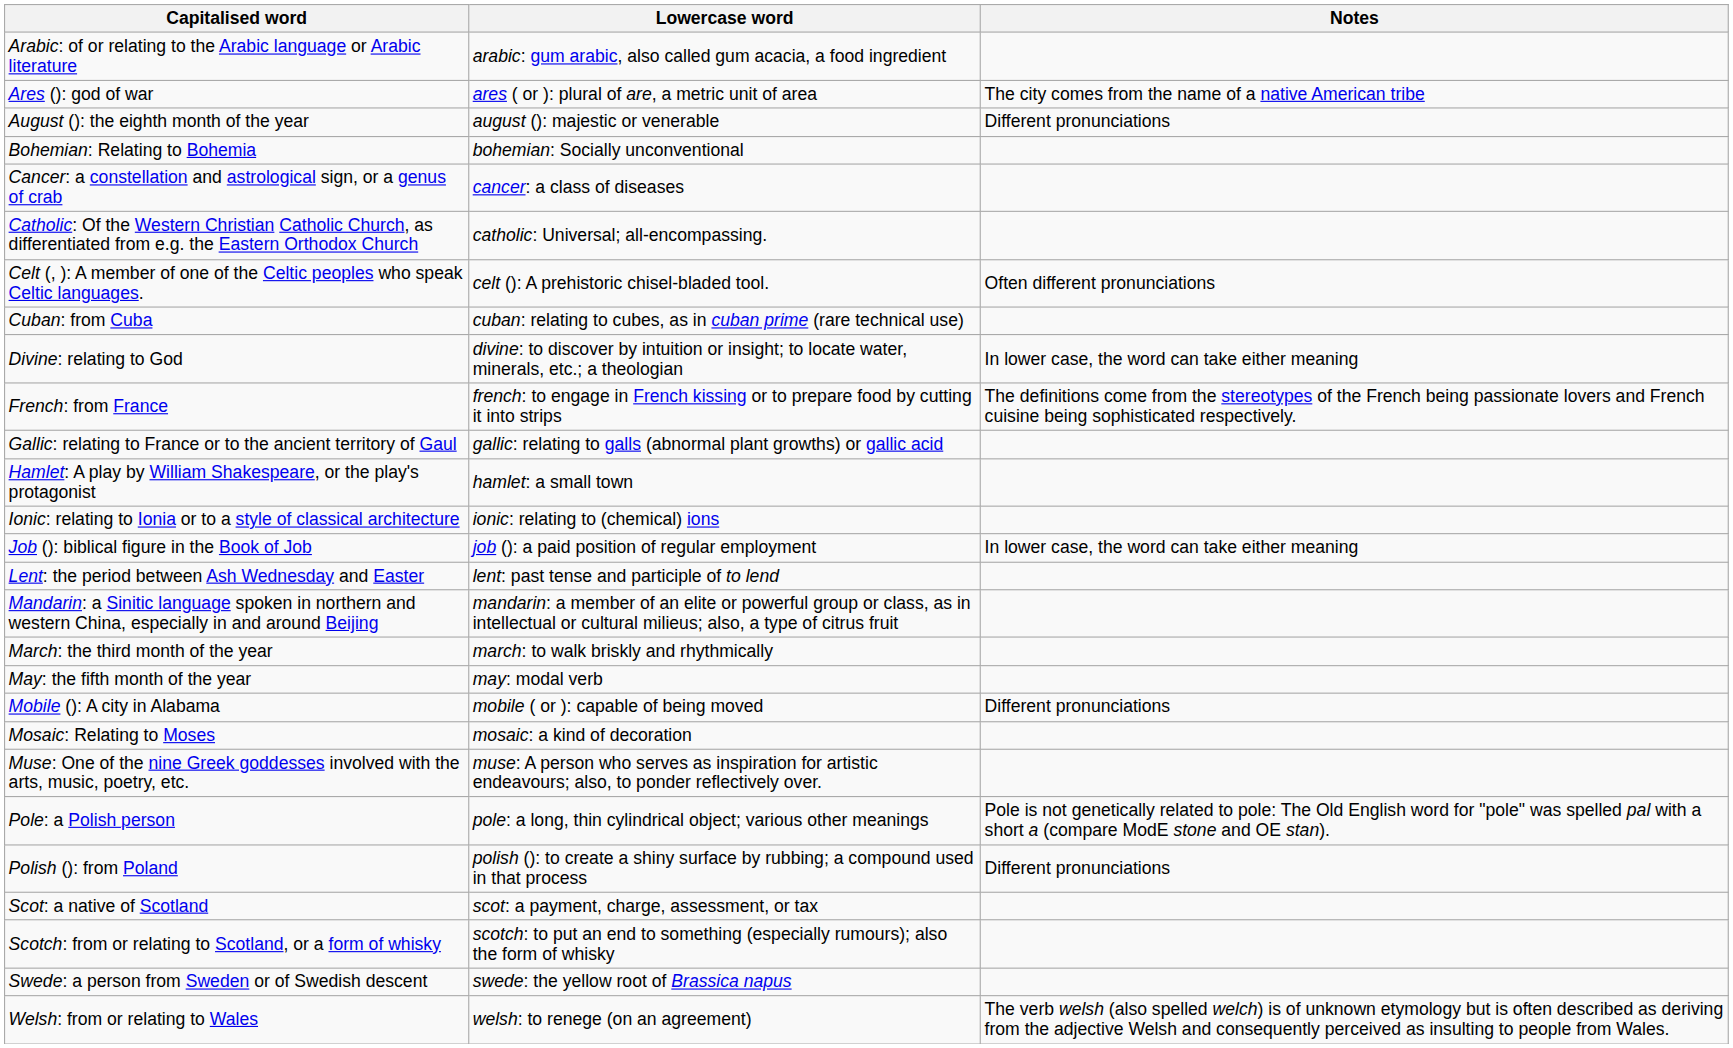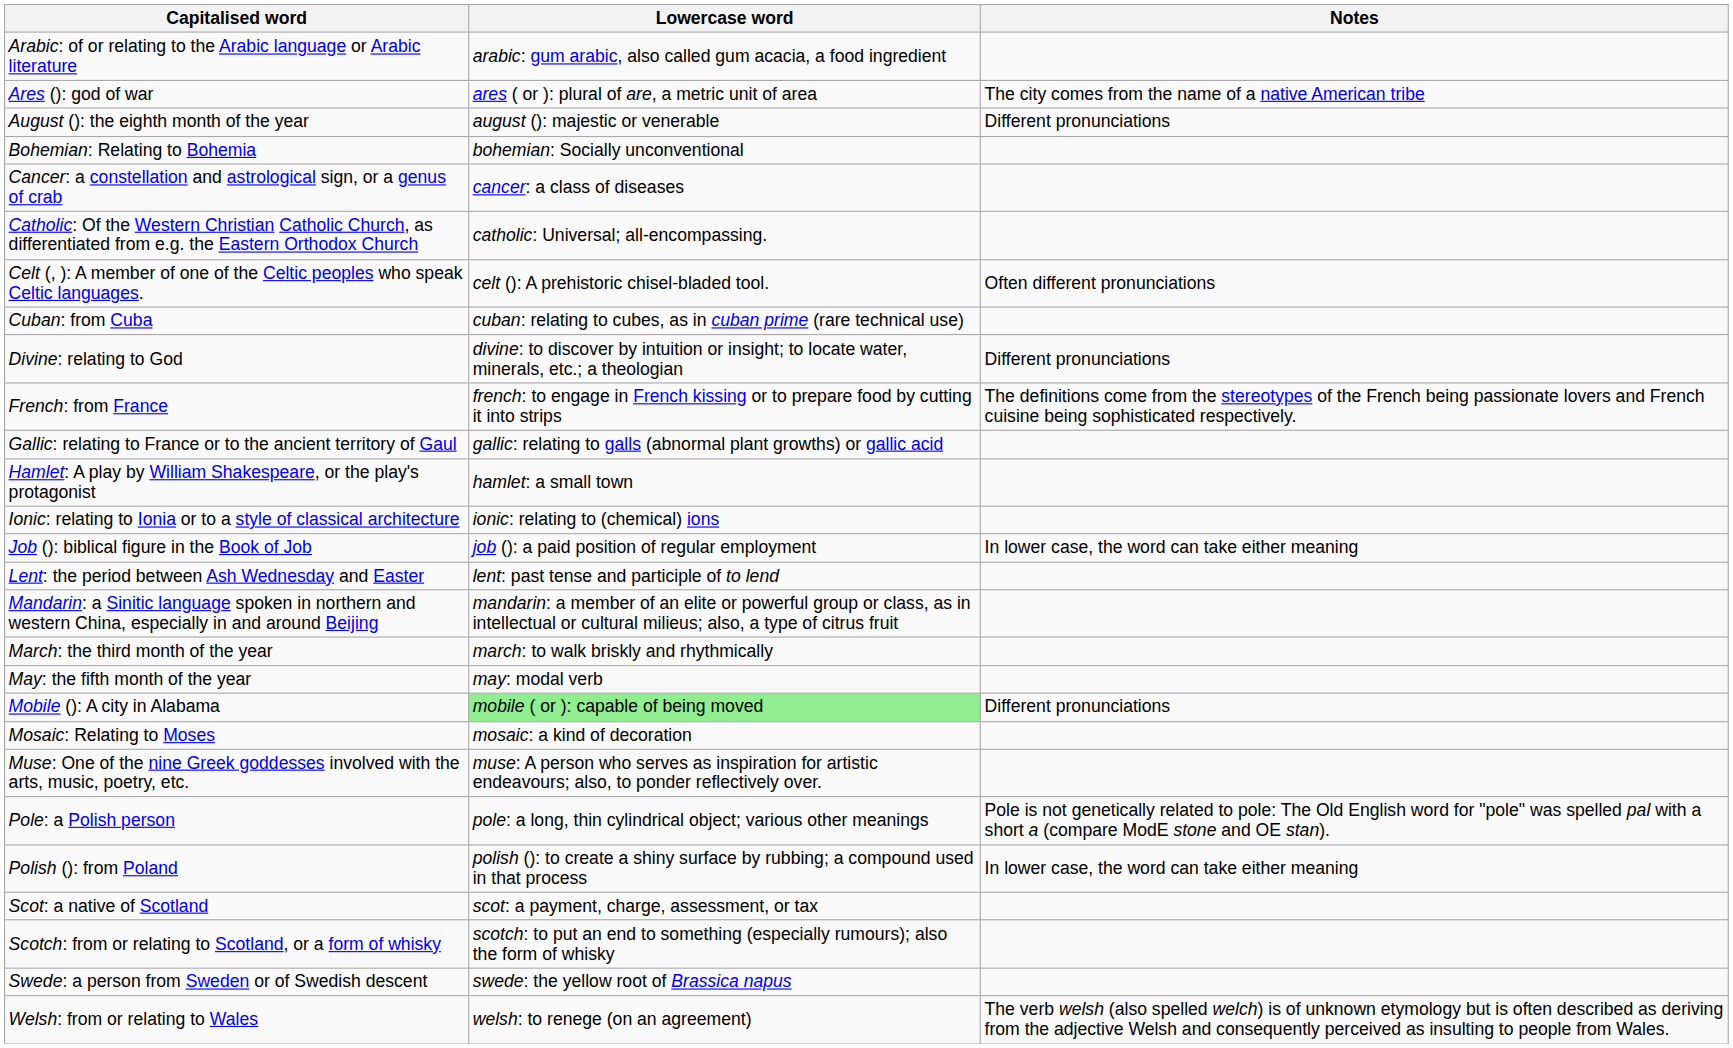(1171, 358) In lower case, the word can take either meaning -> (1077, 358) Different pronunciations
(618, 707) no background -> (618, 707) lightgreen background
(1077, 868) Different pronunciations -> (1171, 868) In lower case, the word can take either meaning
